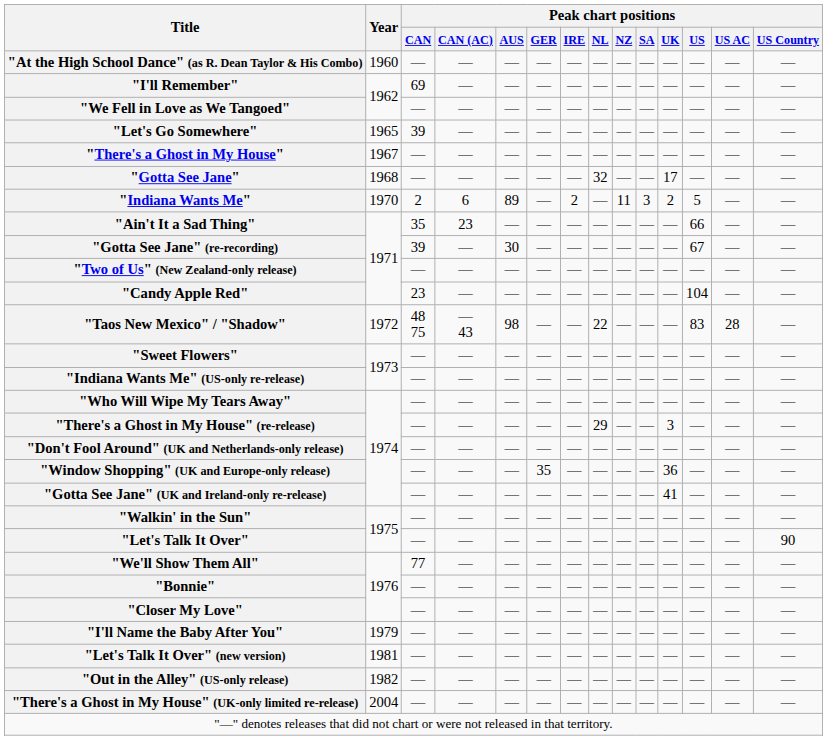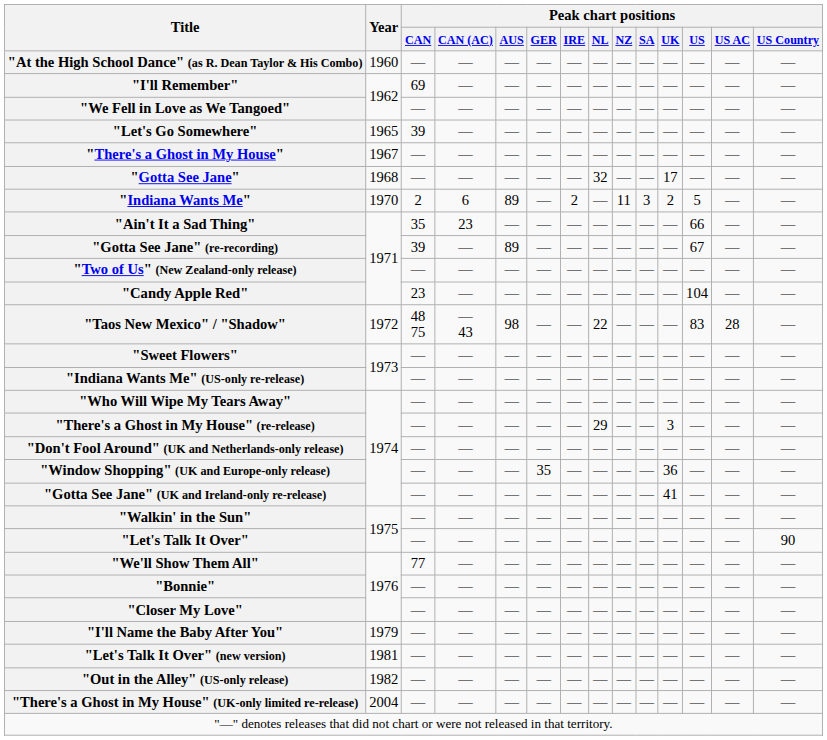(512, 246) 30 -> (512, 246) 89
